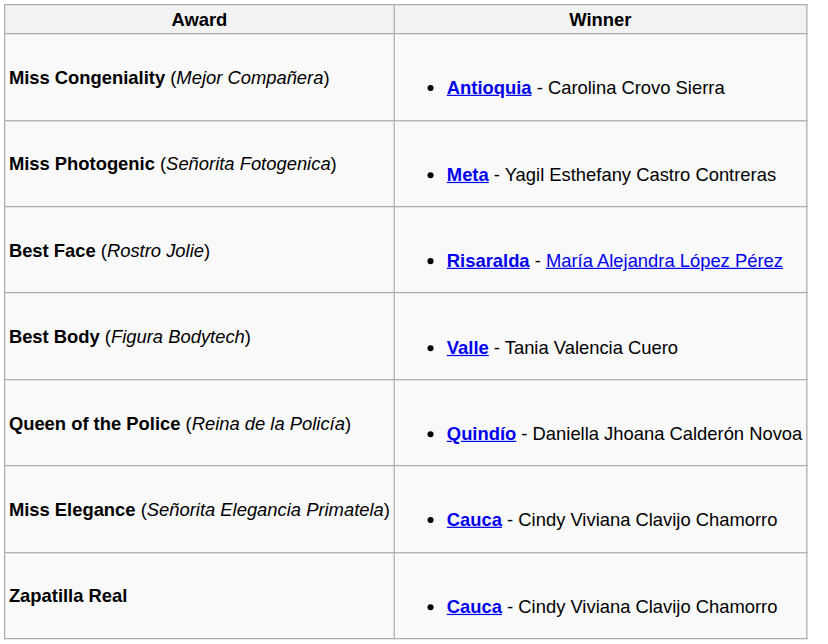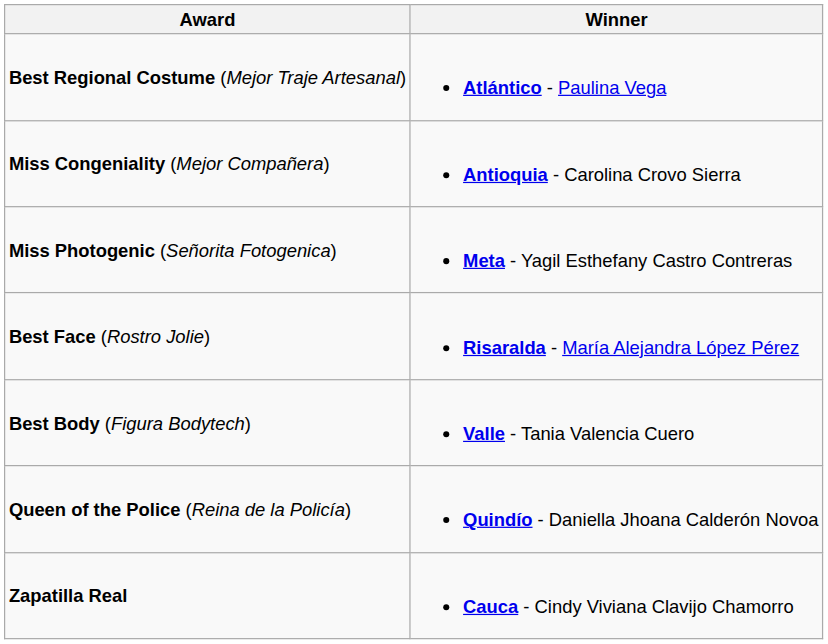+ row: (208, 77)
- row: (199, 509)
